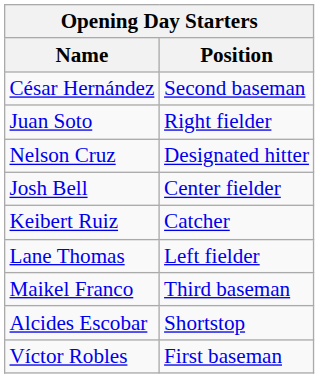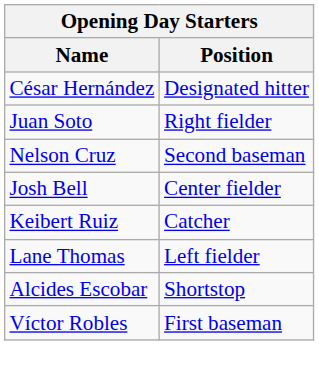(235, 88) Second baseman -> (237, 88) Designated hitter
(237, 155) Designated hitter -> (235, 155) Second baseman
- row: (71, 289)
